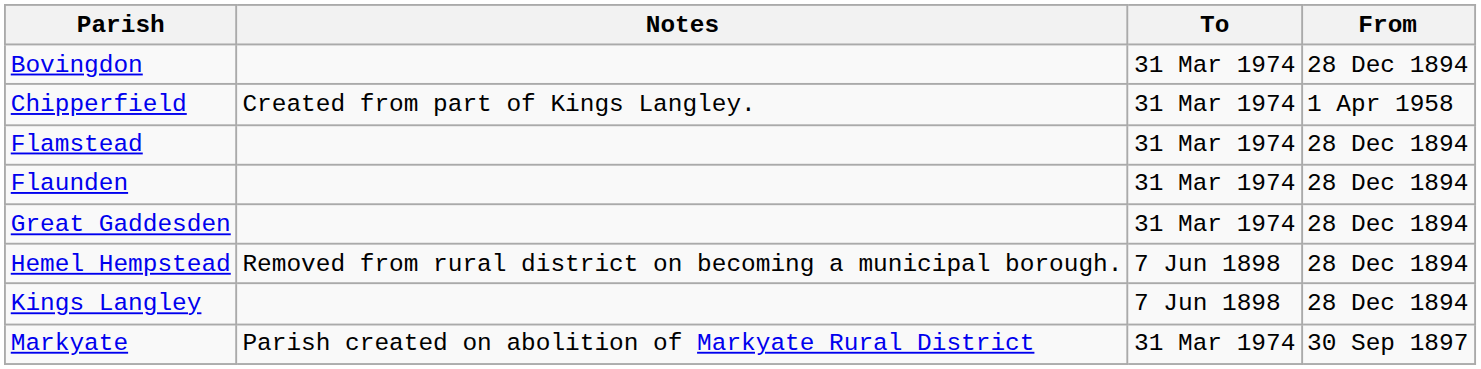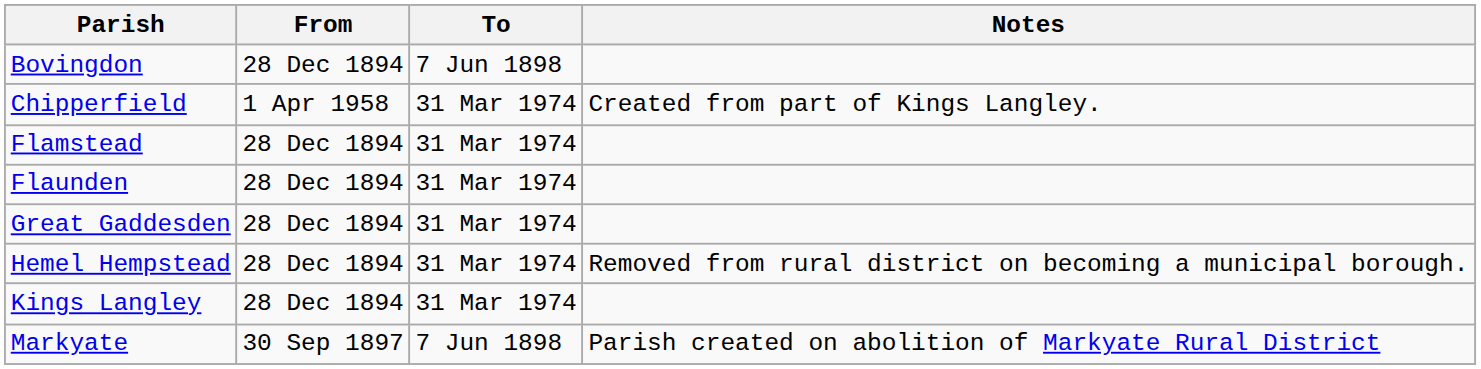columns swapped: (1388, 25) <-> (682, 25)
(1215, 65) 31 Mar 1974 -> (489, 65) 7 Jun 1898
(1207, 264) 7 Jun 1898 -> (496, 264) 31 Mar 1974
(1207, 304) 7 Jun 1898 -> (496, 304) 31 Mar 1974
(1215, 344) 31 Mar 1974 -> (489, 344) 7 Jun 1898
